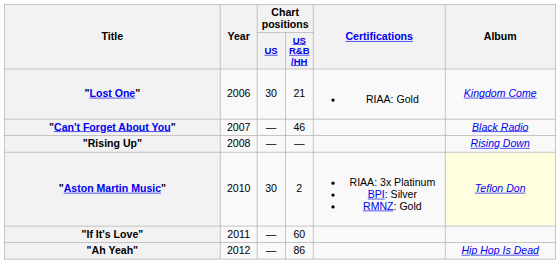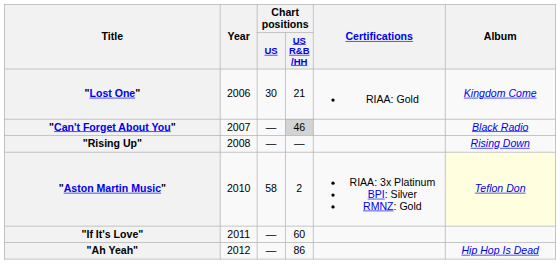(299, 127) no background -> (299, 127) lightgrey background
(271, 189) 30 -> (271, 189) 58
